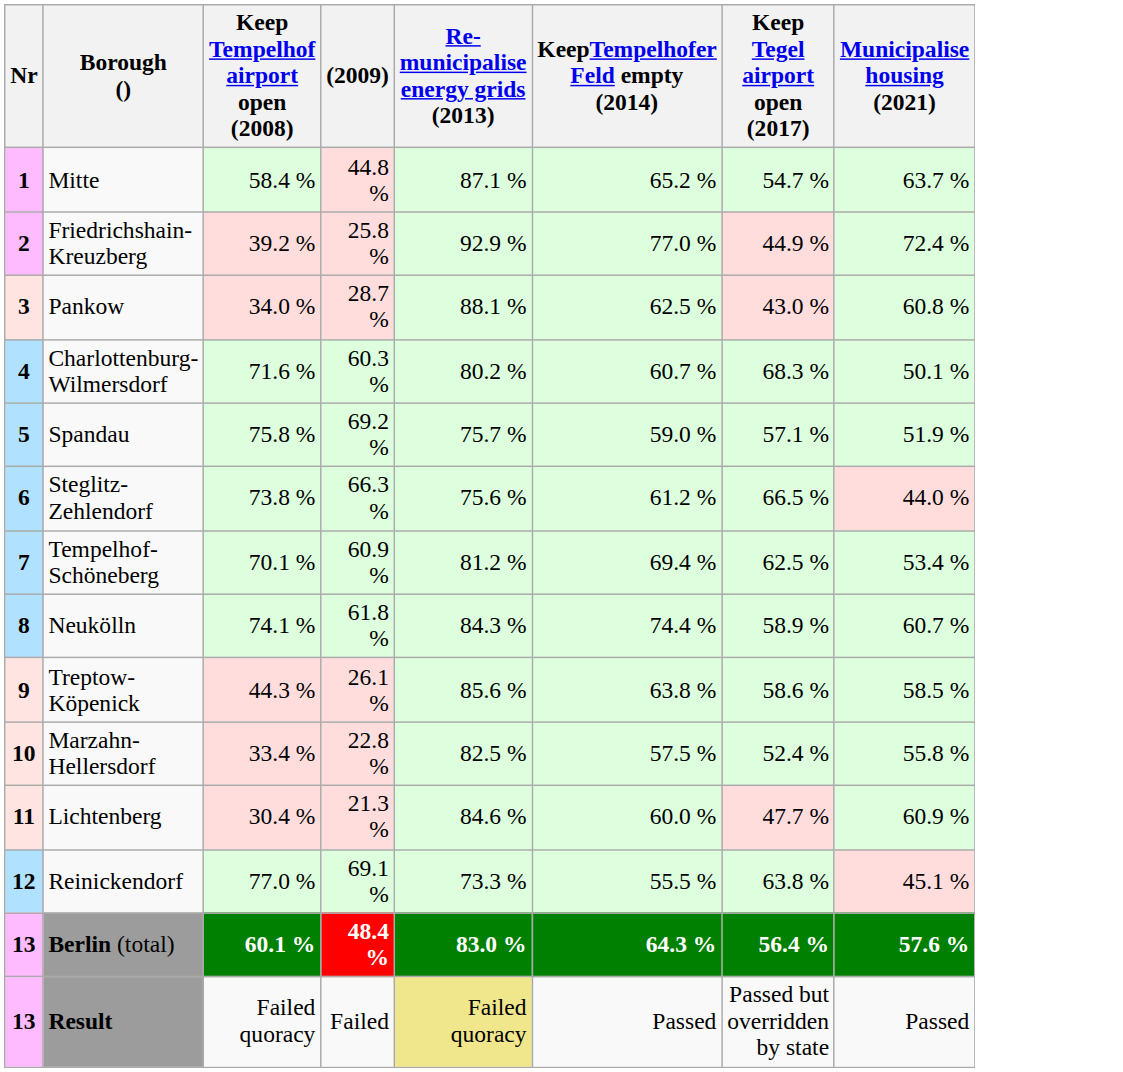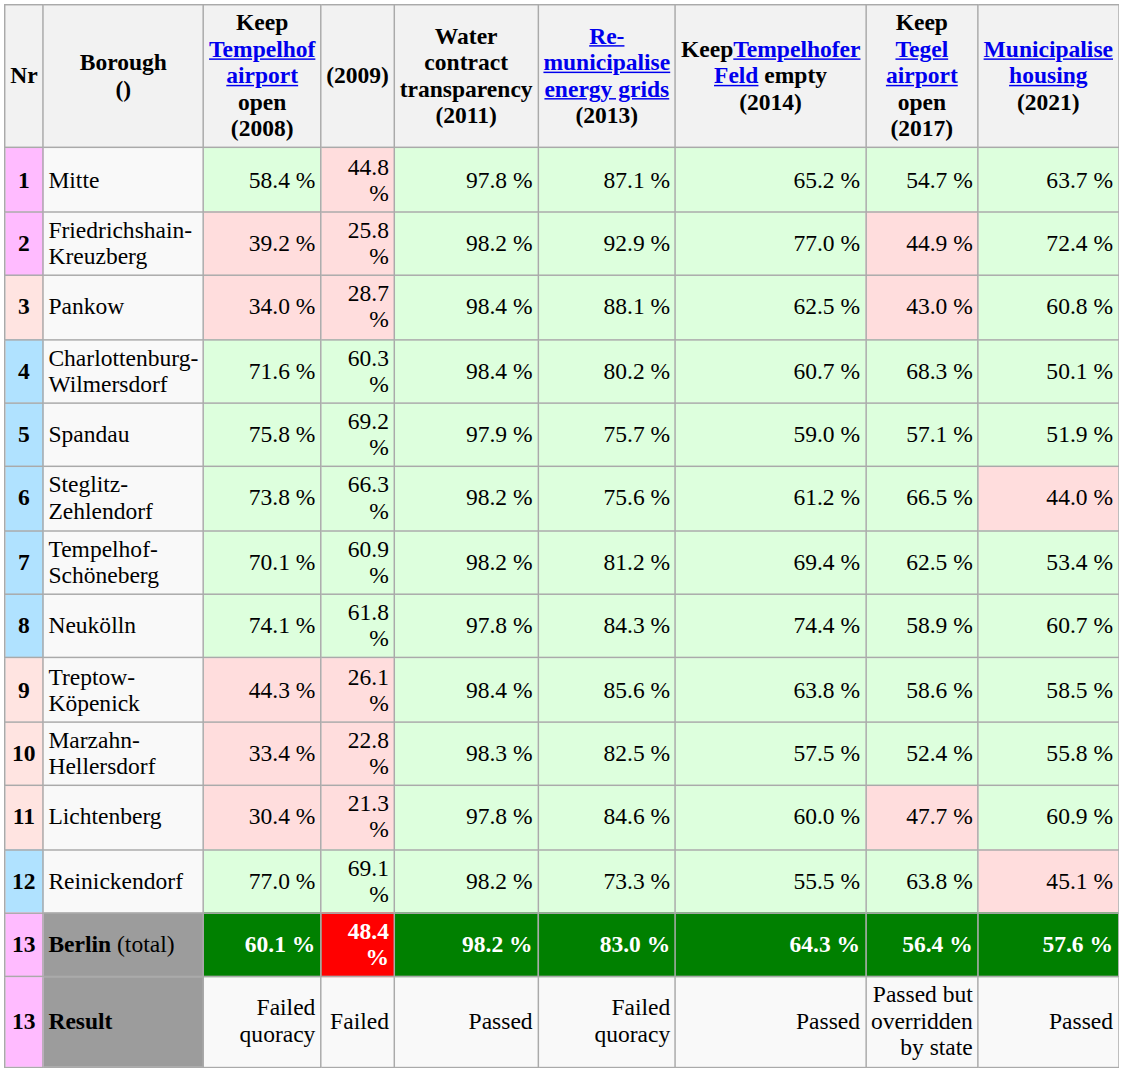+ column: (466, 76)
(489, 1021) khaki background -> (632, 1021) no background
